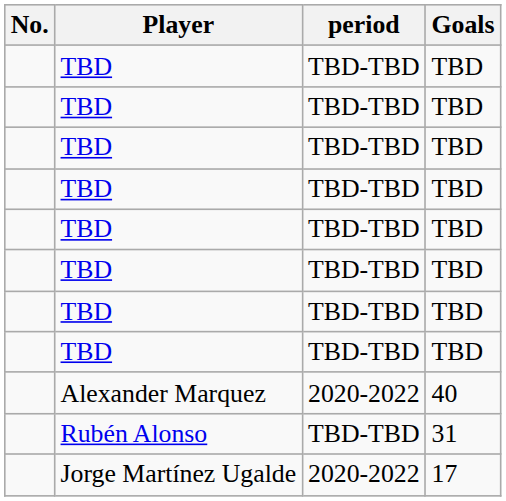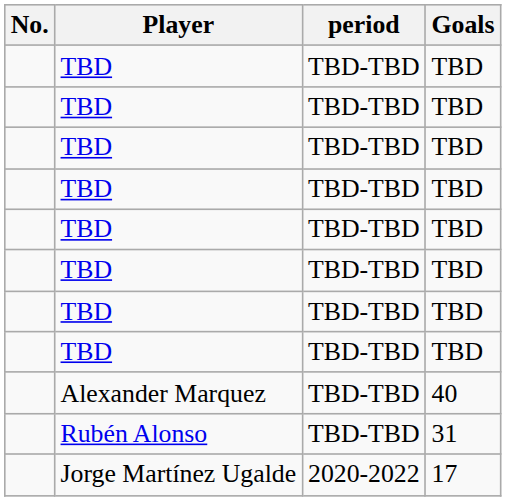(364, 392) 2020-2022 -> (364, 392) TBD-TBD
